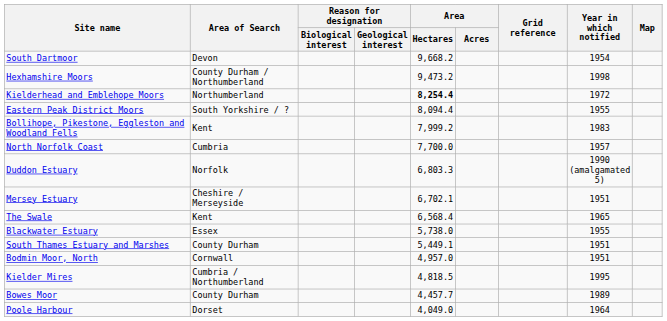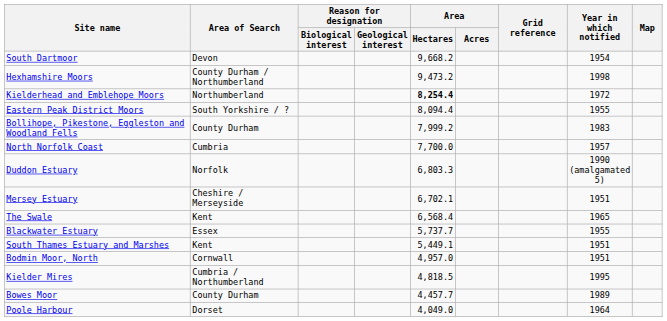(203, 128) Kent -> (225, 128) County Durham
(435, 231) 5,738.0 -> (435, 231) 5,737.7
(225, 245) County Durham -> (203, 245) Kent
